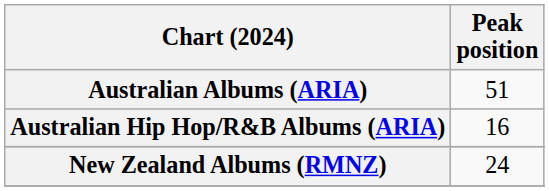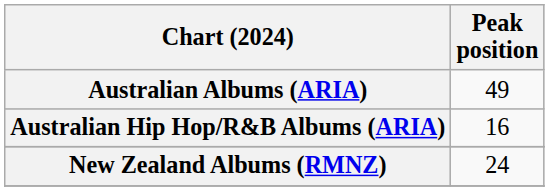(497, 89) 51 -> (497, 89) 49
